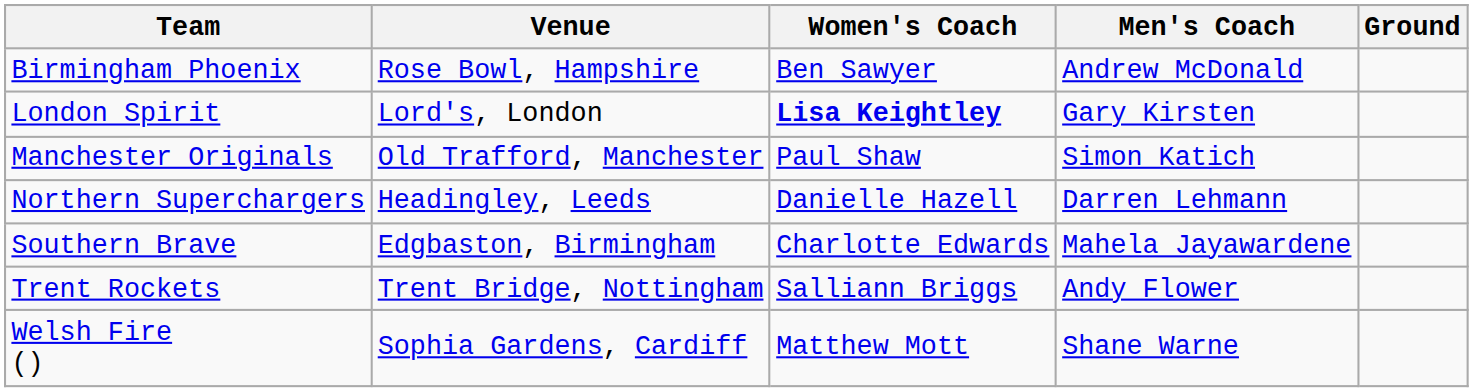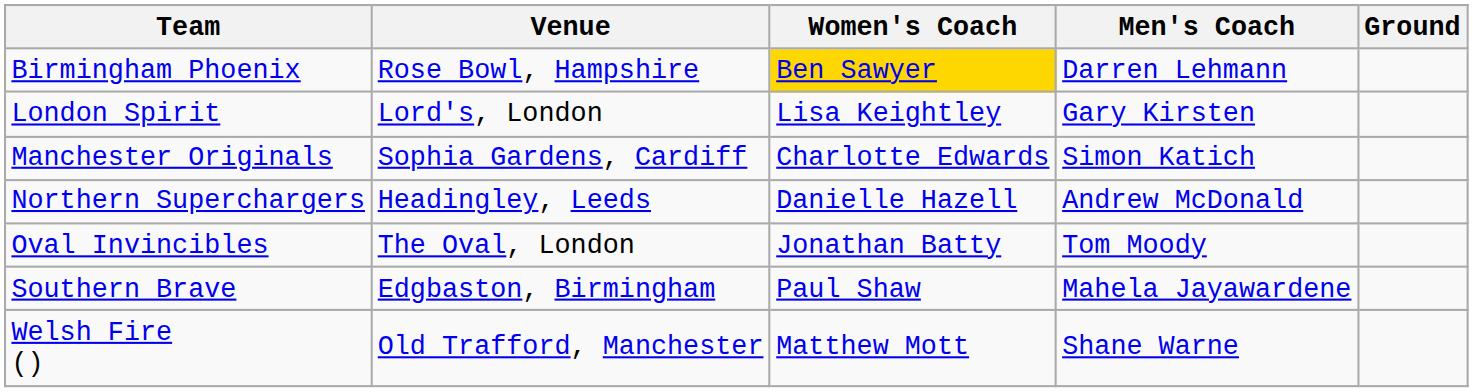(857, 70) no background -> (857, 70) gold background
(1183, 70) Andrew McDonald -> (1175, 70) Darren Lehmann
(889, 114) bold -> (889, 114) normal
(571, 158) Old Trafford, Manchester -> (563, 158) Sophia Gardens, Cardiff
(849, 158) Paul Shaw -> (913, 158) Charlotte Edwards
(1175, 201) Darren Lehmann -> (1183, 201) Andrew McDonald
+ row: (140, 245)
(913, 245) Charlotte Edwards -> (849, 289) Paul Shaw
- row: (116, 289)
(563, 348) Sophia Gardens, Cardiff -> (571, 348) Old Trafford, Manchester
